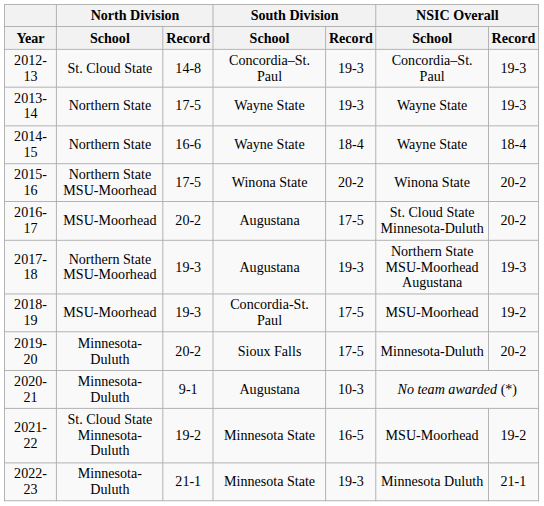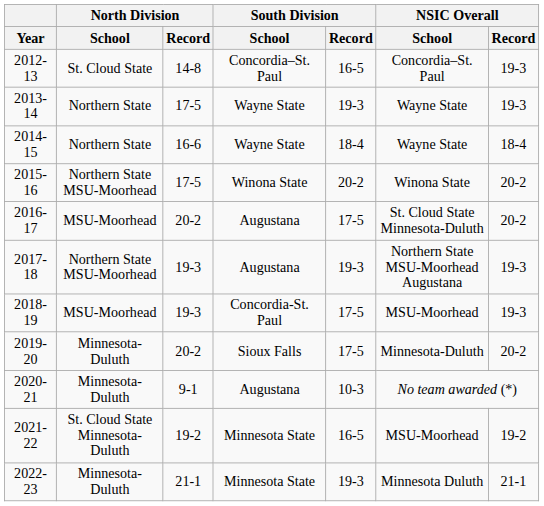(351, 68) 19-3 -> (351, 68) 16-5
(513, 313) 19-2 -> (513, 313) 19-3
